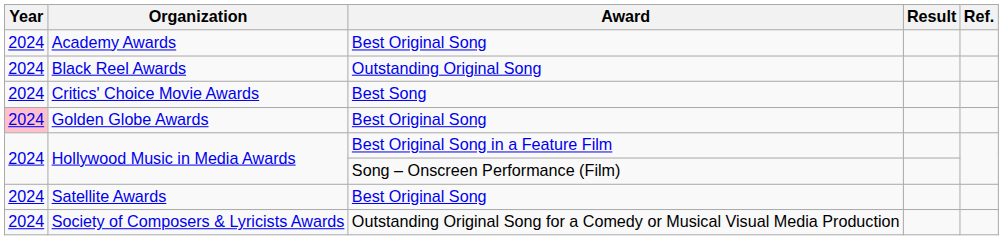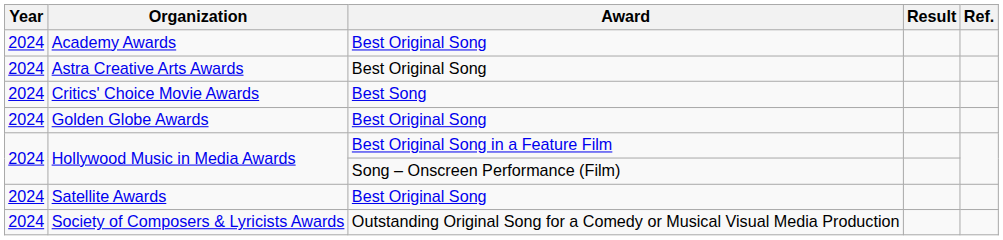+ row: (148, 68)
- row: (119, 68)
(26, 119) pink background -> (26, 119) no background
